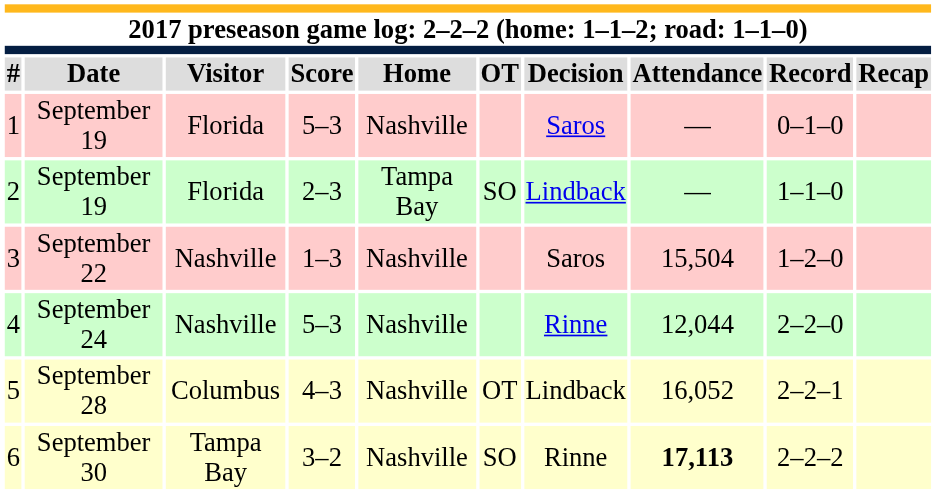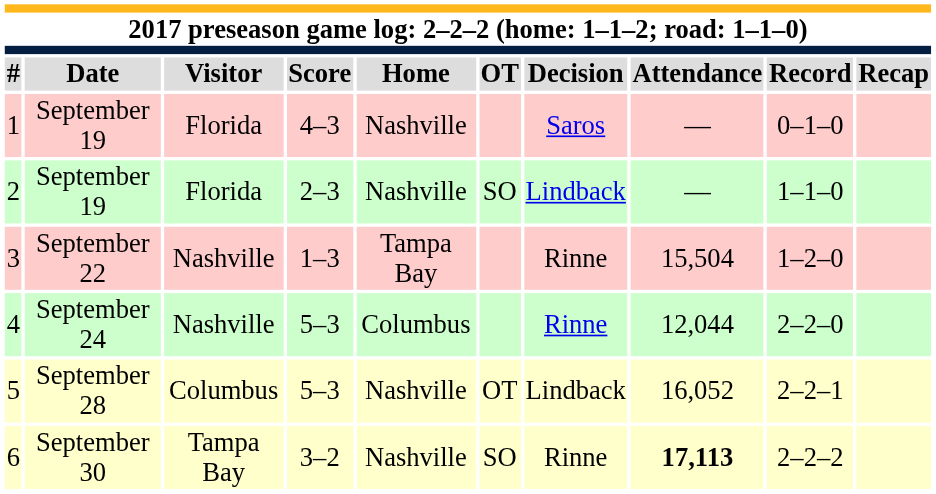(322, 125) 5–3 -> (320, 125) 4–3
(417, 191) Tampa Bay -> (416, 191) Nashville
(417, 257) Nashville -> (416, 257) Tampa Bay
(576, 257) Saros -> (576, 257) Rinne
(417, 324) Nashville -> (416, 324) Columbus
(322, 390) 4–3 -> (320, 390) 5–3
